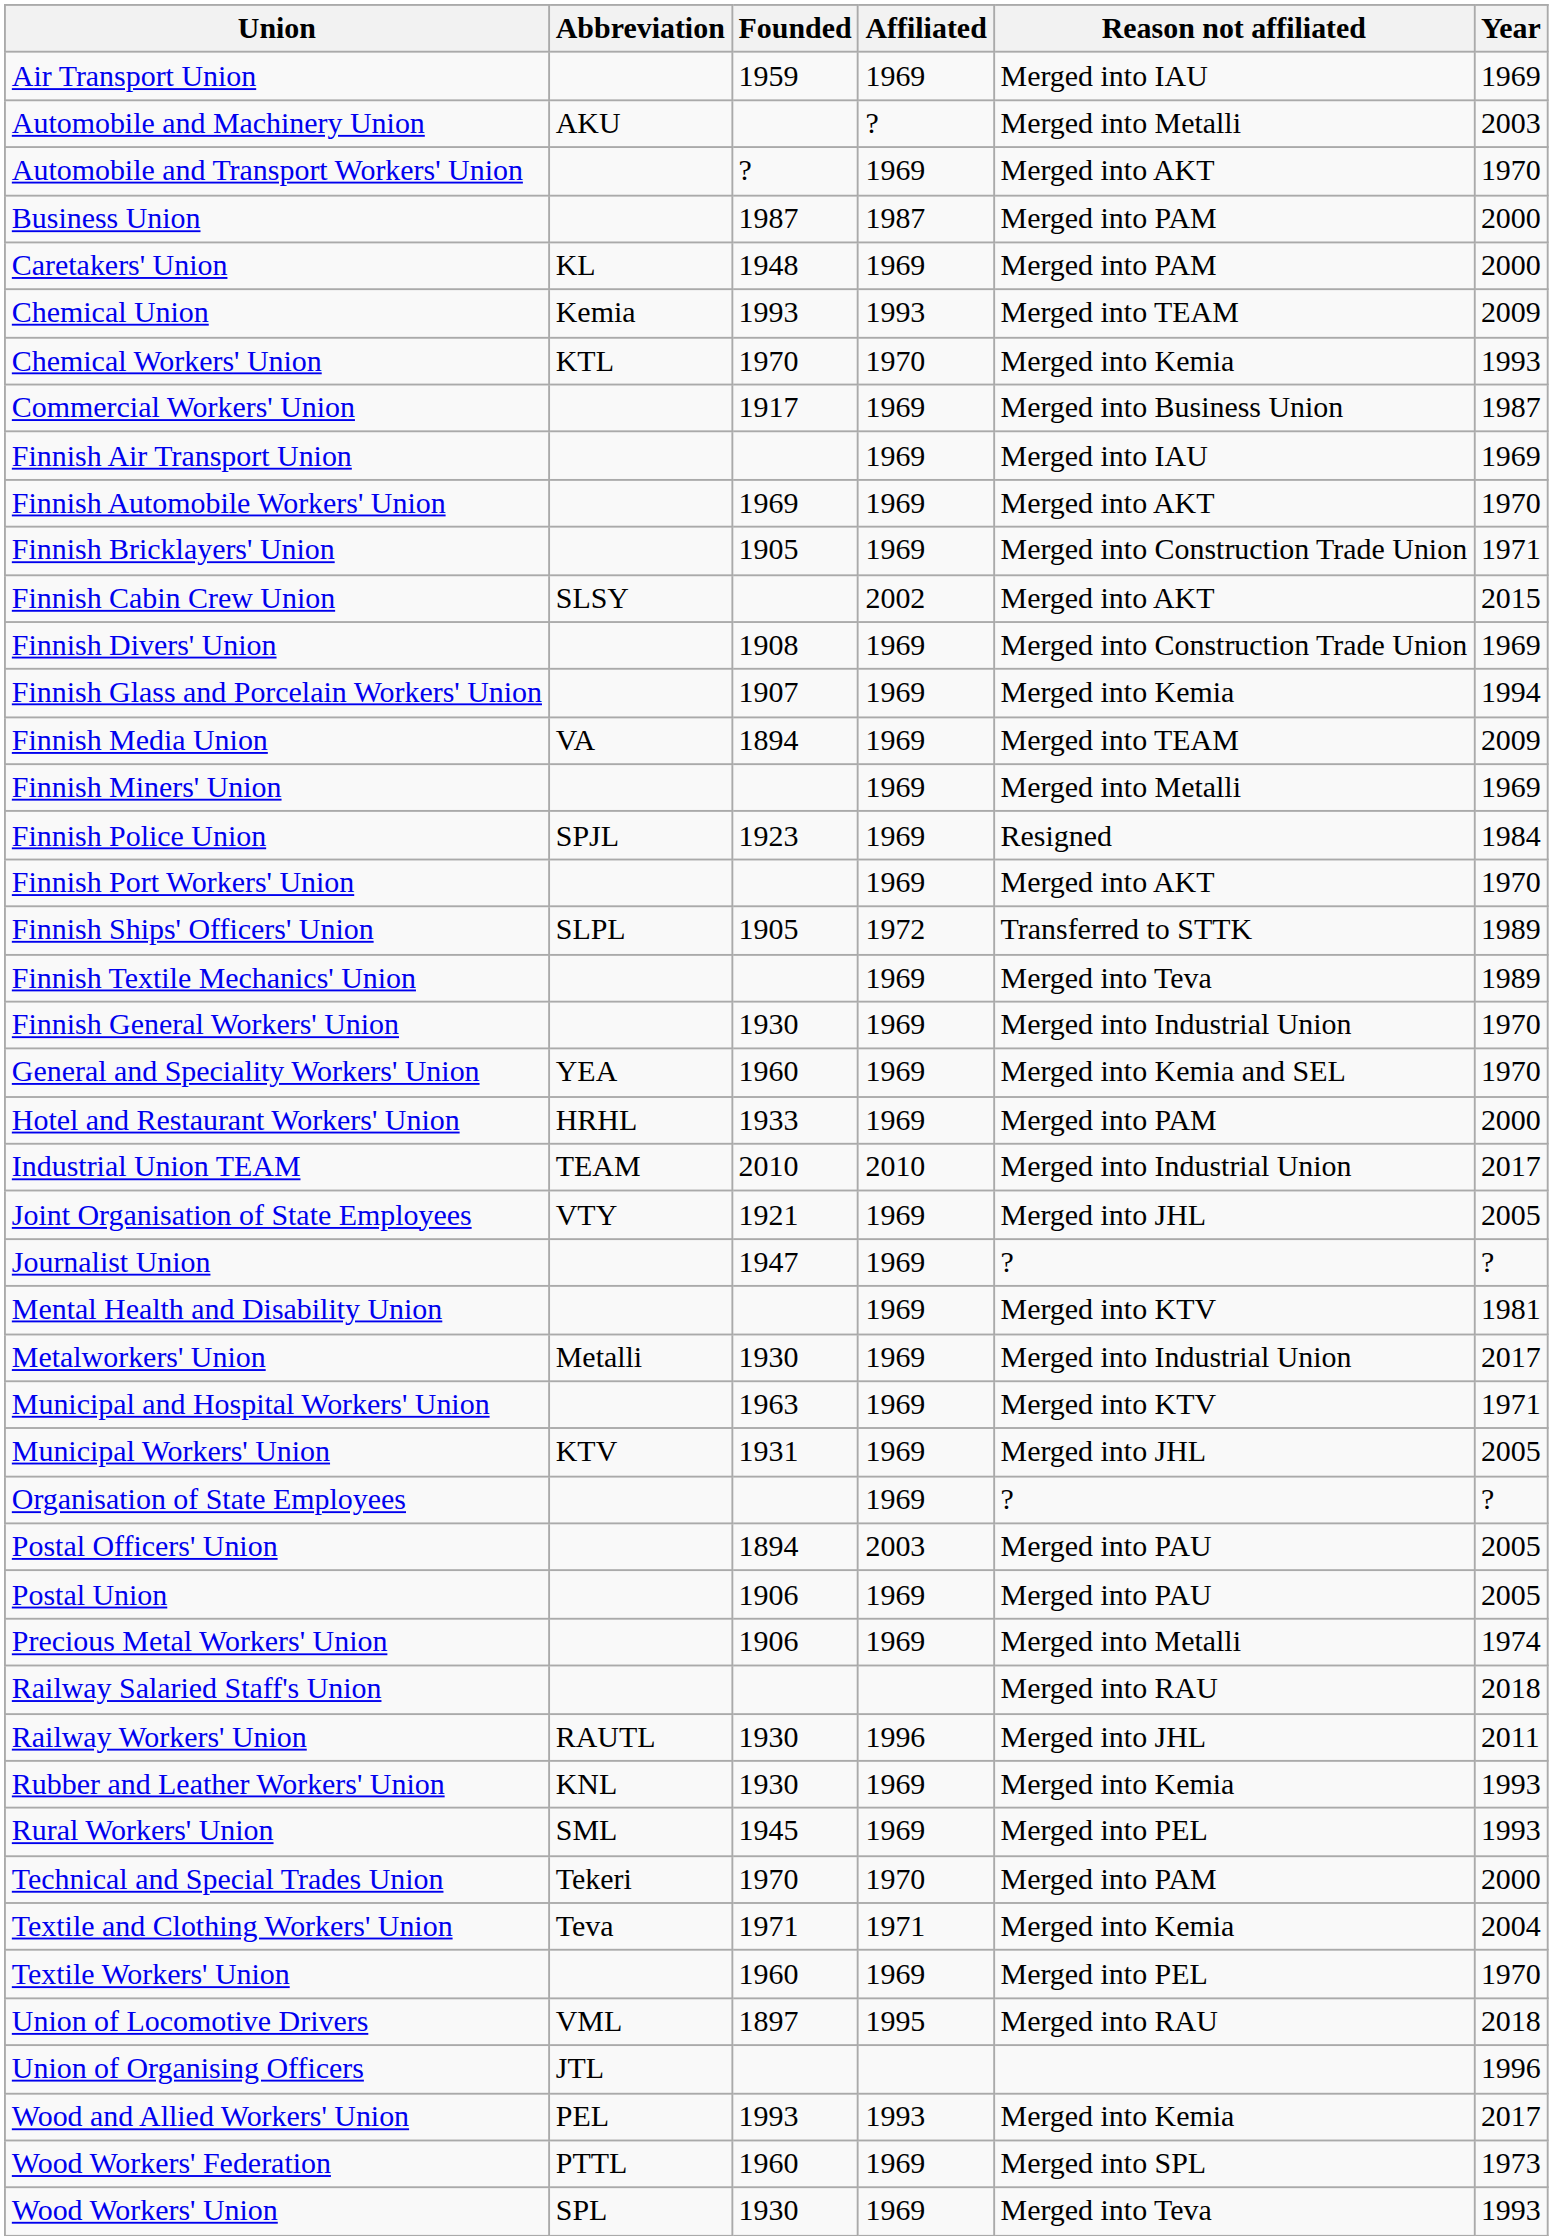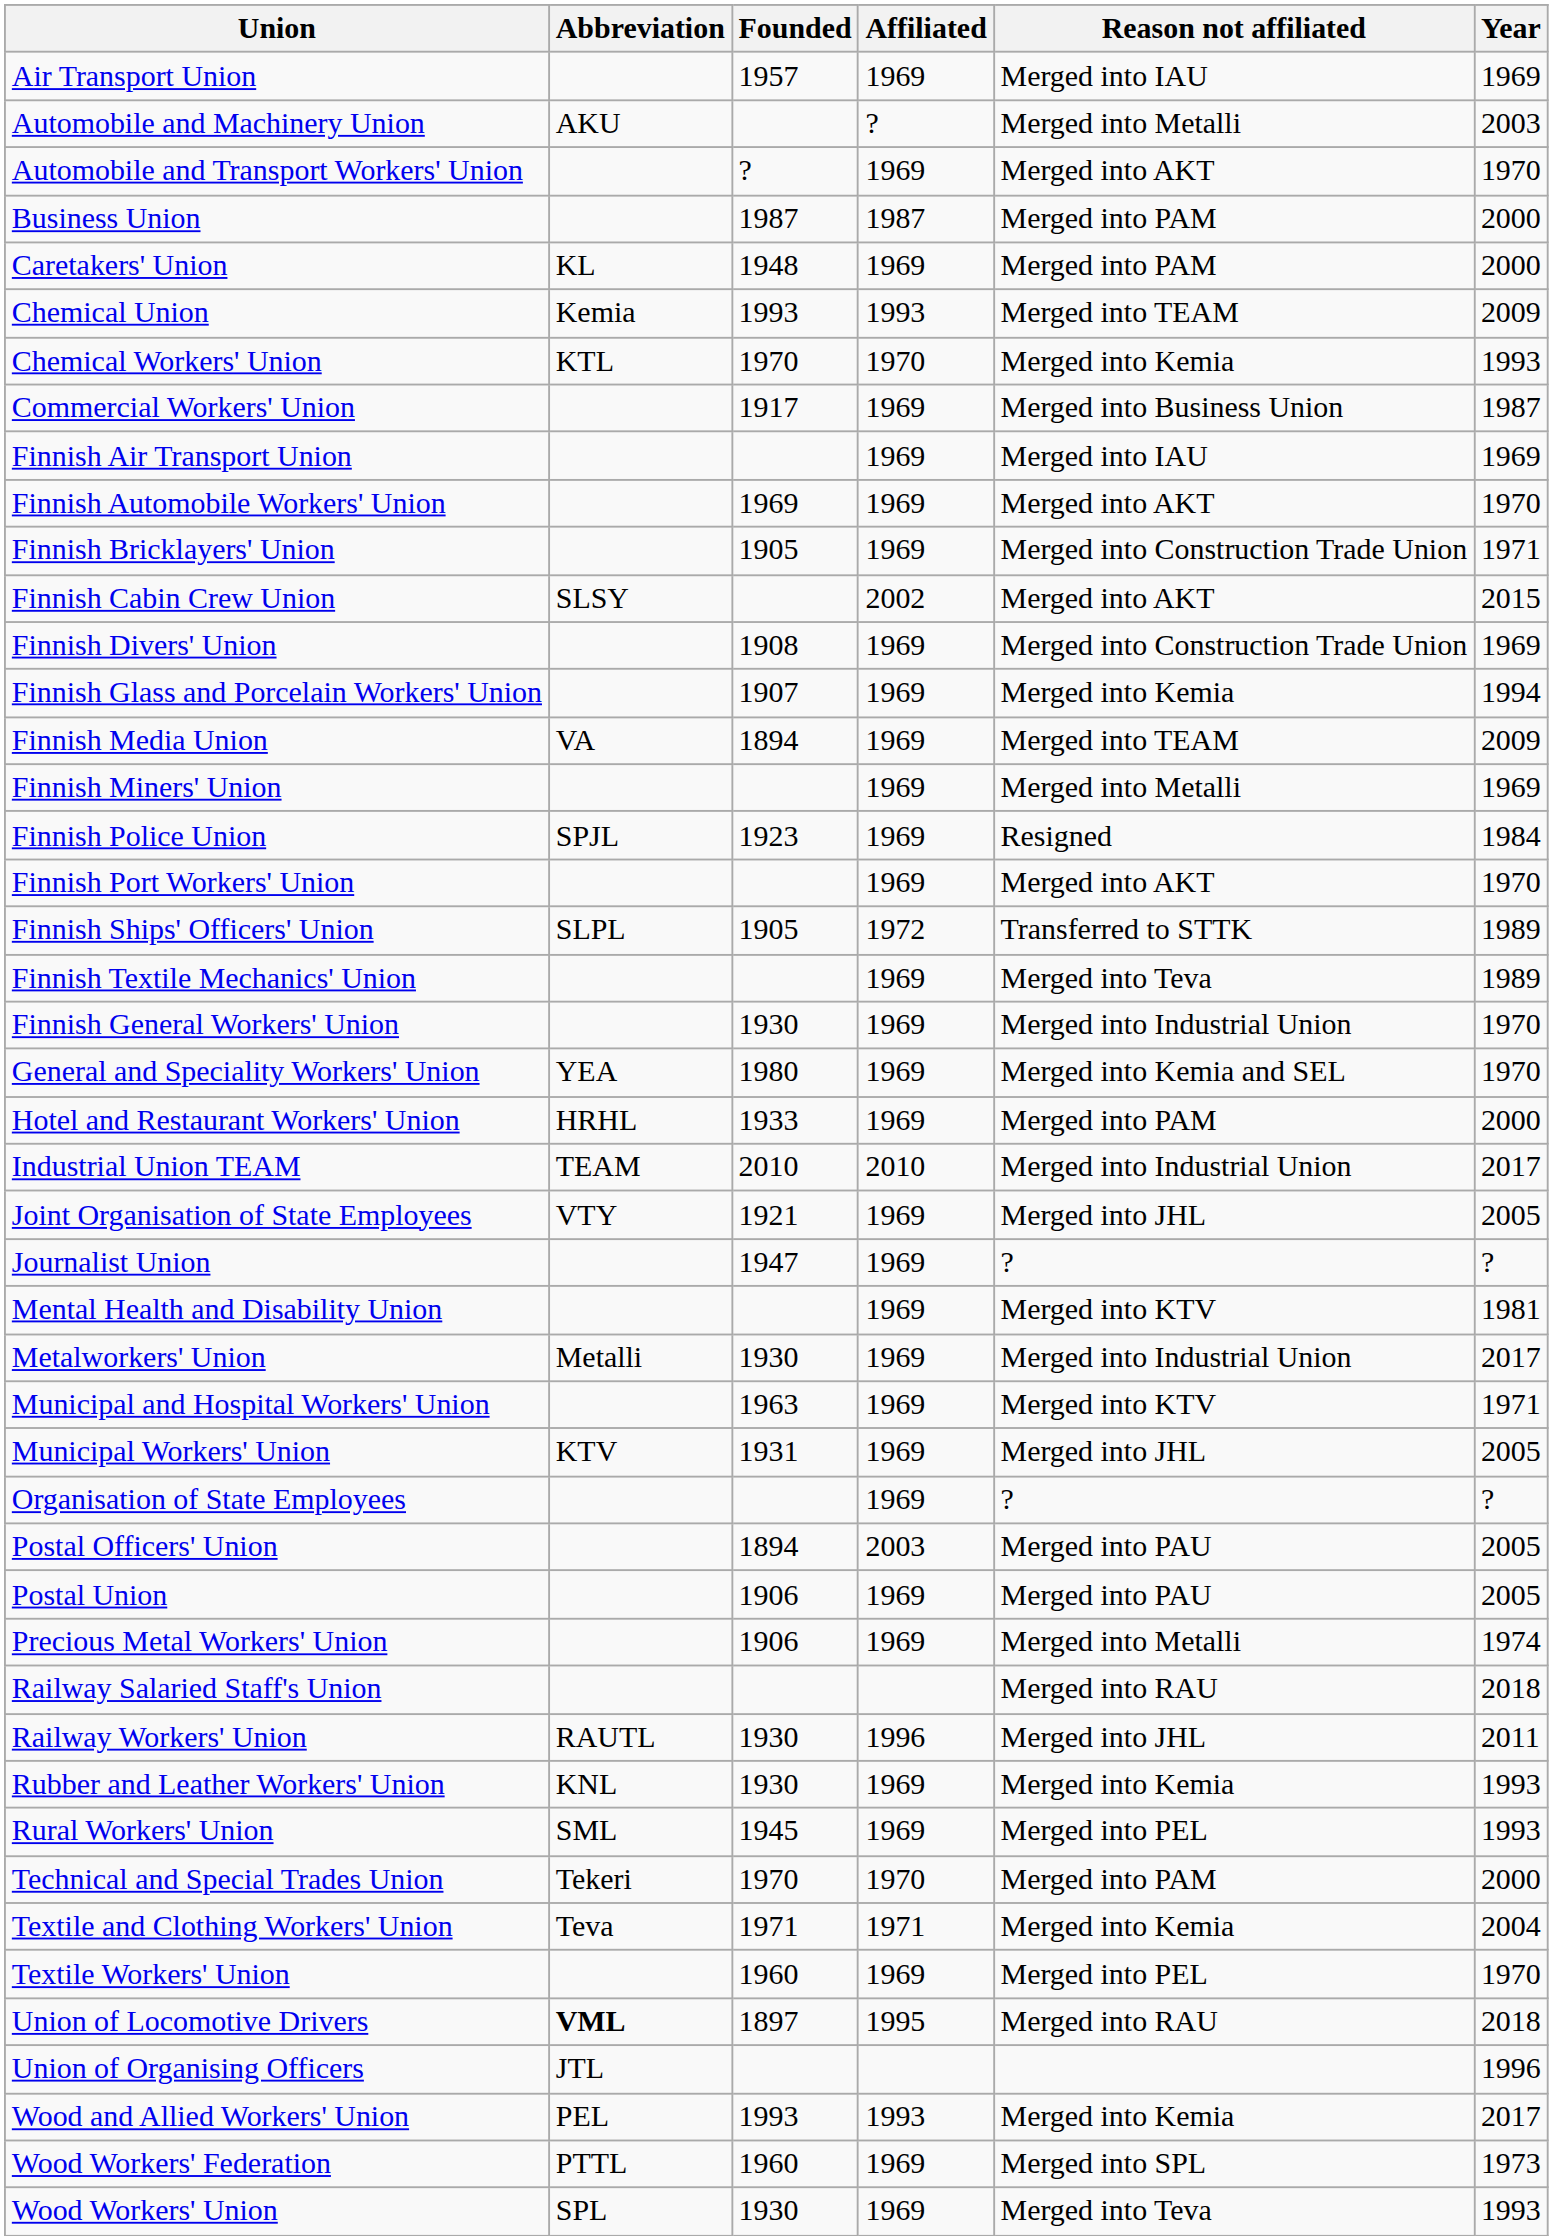(769, 75) 1959 -> (769, 75) 1957
(769, 1072) 1960 -> (769, 1072) 1980
(589, 2021) normal -> (591, 2021) bold
